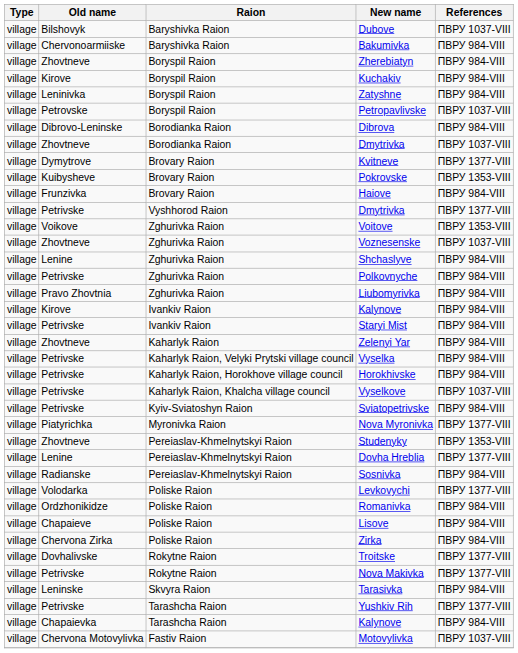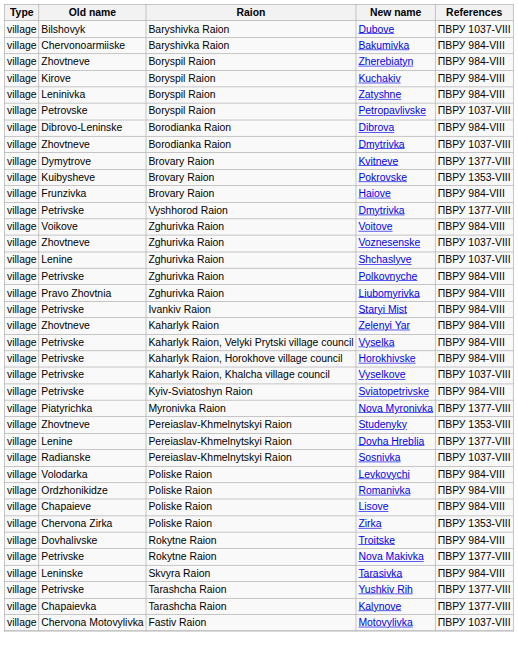(474, 227) ПВРУ 1353-VIII -> (471, 227) ПВРУ 984-VIII
(471, 260) ПВРУ 984-VIII -> (474, 260) ПВРУ 1037-VIII
- row: (56, 309)
(471, 474) ПВРУ 984-VIII -> (474, 458) ПВРУ 1037-VIII
(474, 491) ПВРУ 1377-VIII -> (471, 474) ПВРУ 984-VIII
(471, 540) ПВРУ 984-VIII -> (474, 524) ПВРУ 1353-VIII
(474, 557) ПВРУ 1377-VIII -> (471, 540) ПВРУ 984-VIII
(471, 623) ПВРУ 984-VIII -> (474, 606) ПВРУ 1377-VIII
